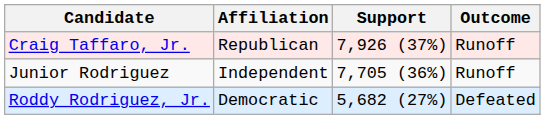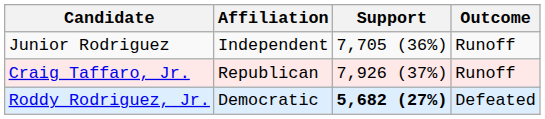rows swapped: (99, 46) <-> (89, 73)
(392, 100) normal -> (392, 100) bold
